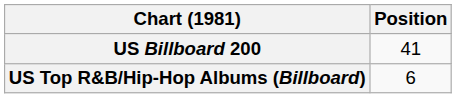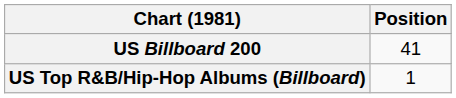(411, 78) 6 -> (411, 78) 1
